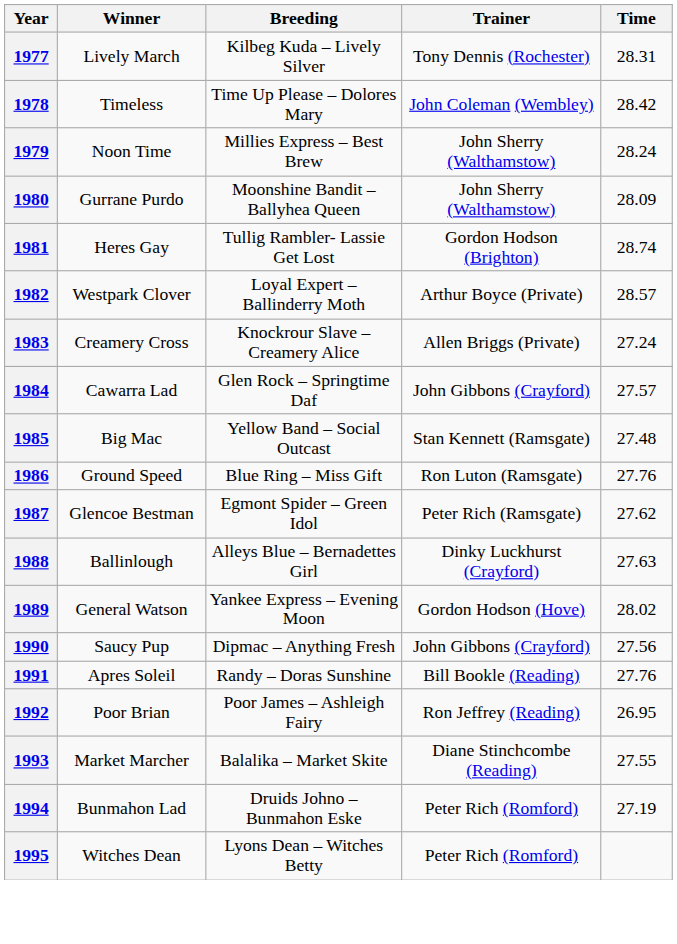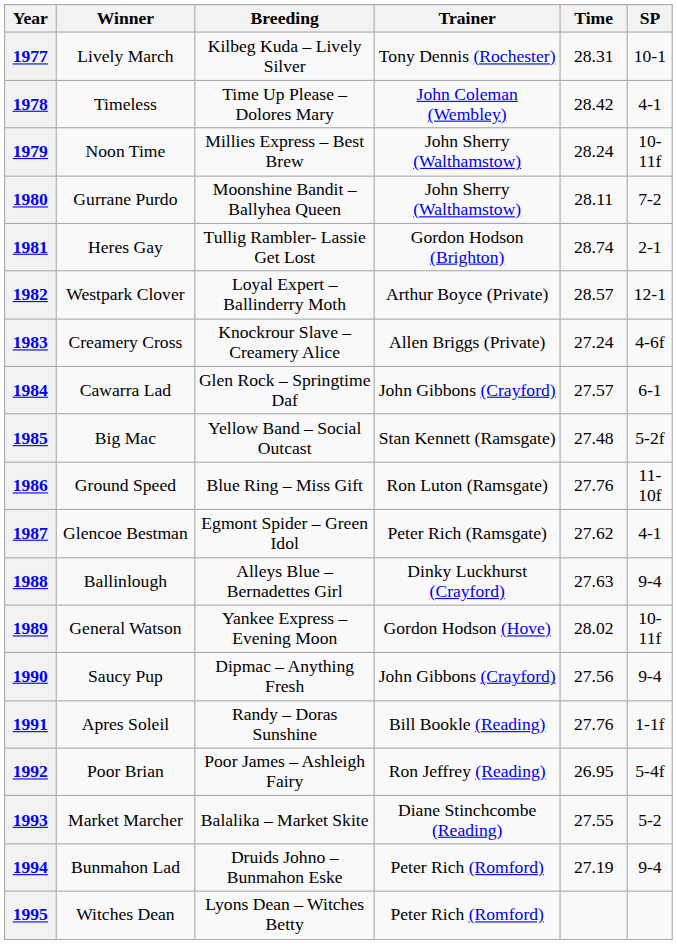+ column: (650, 18)
(636, 199) 28.09 -> (594, 199) 28.11
